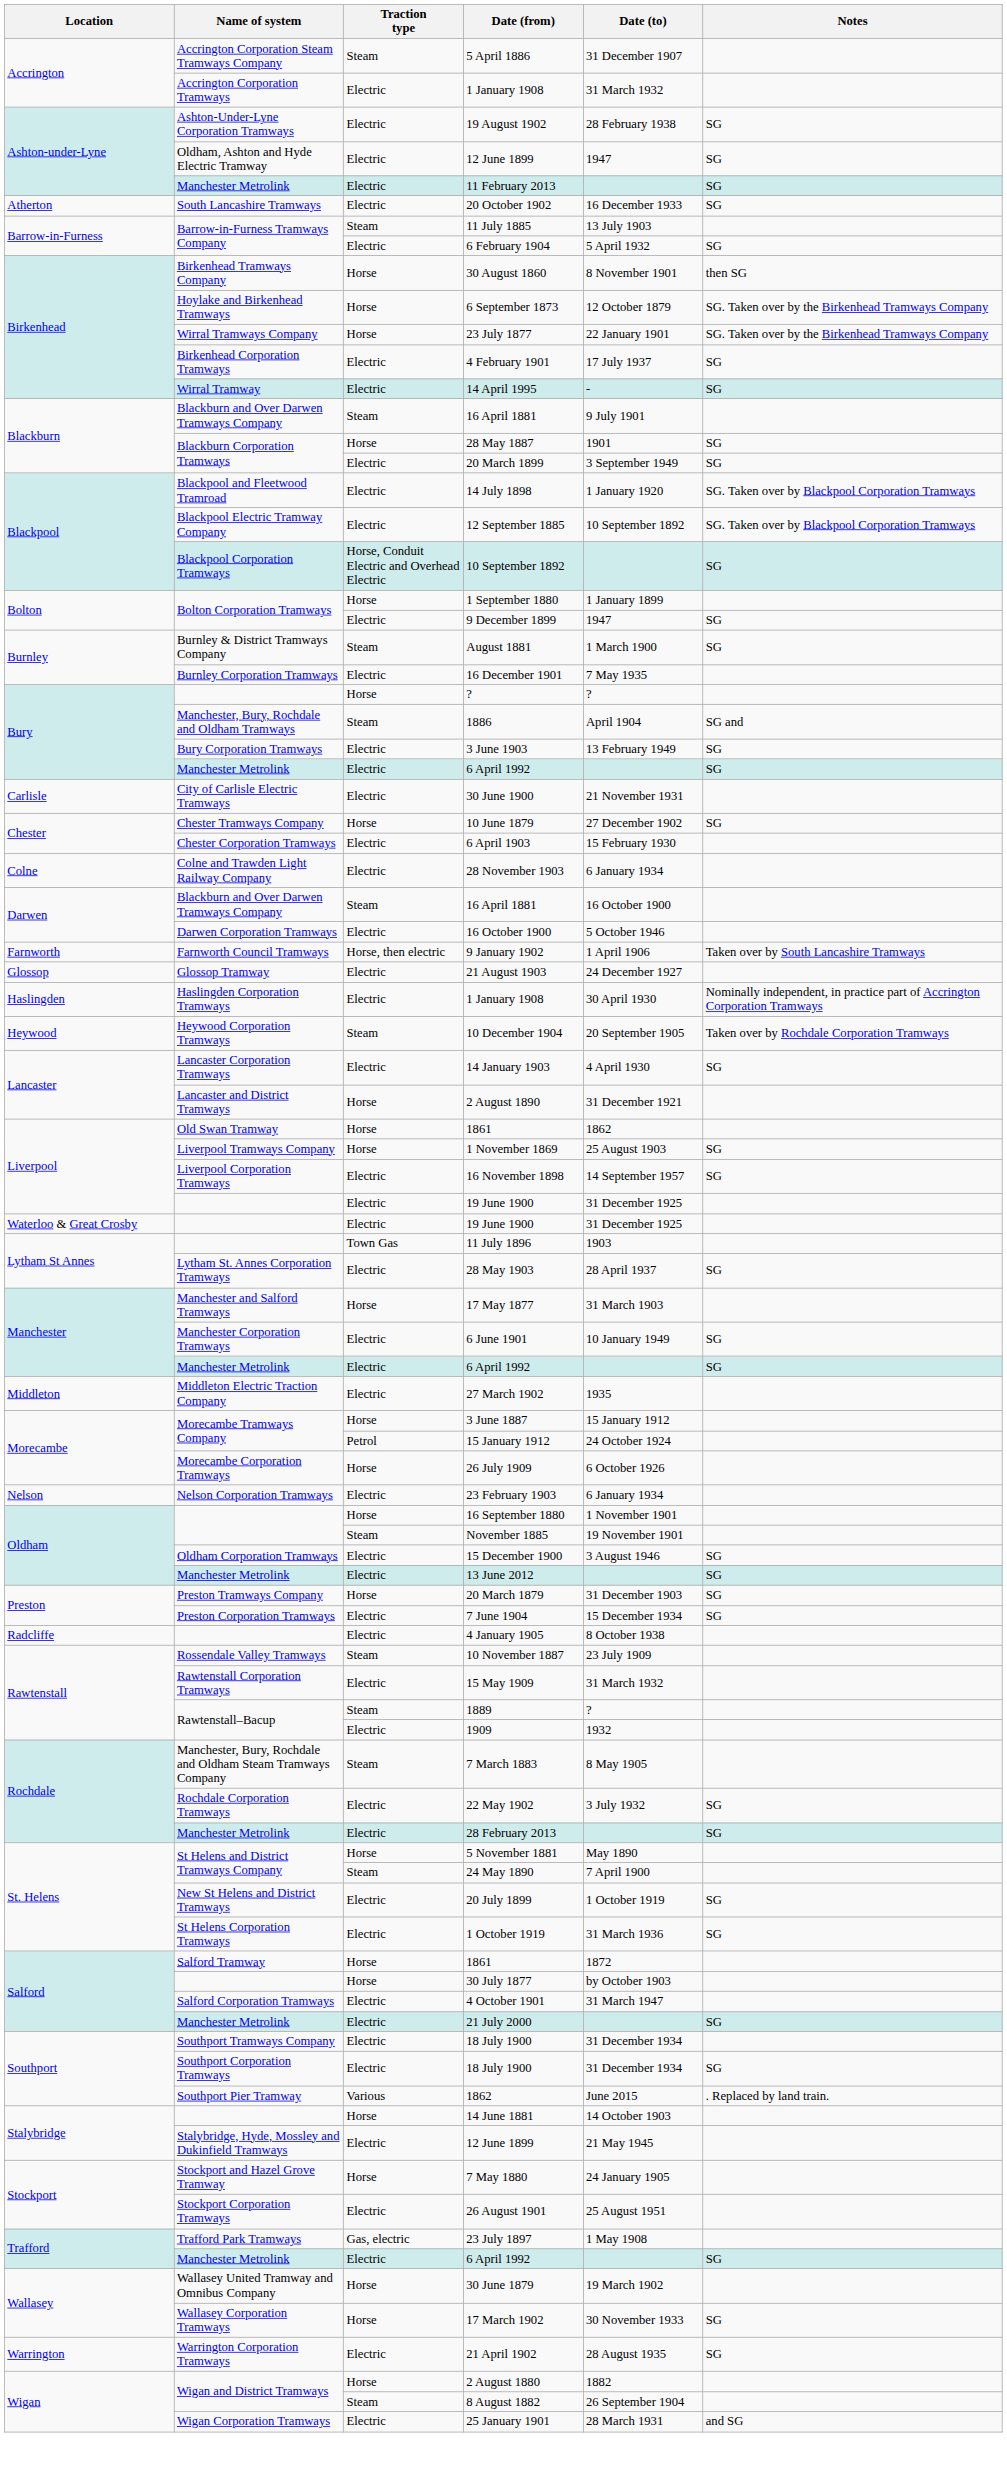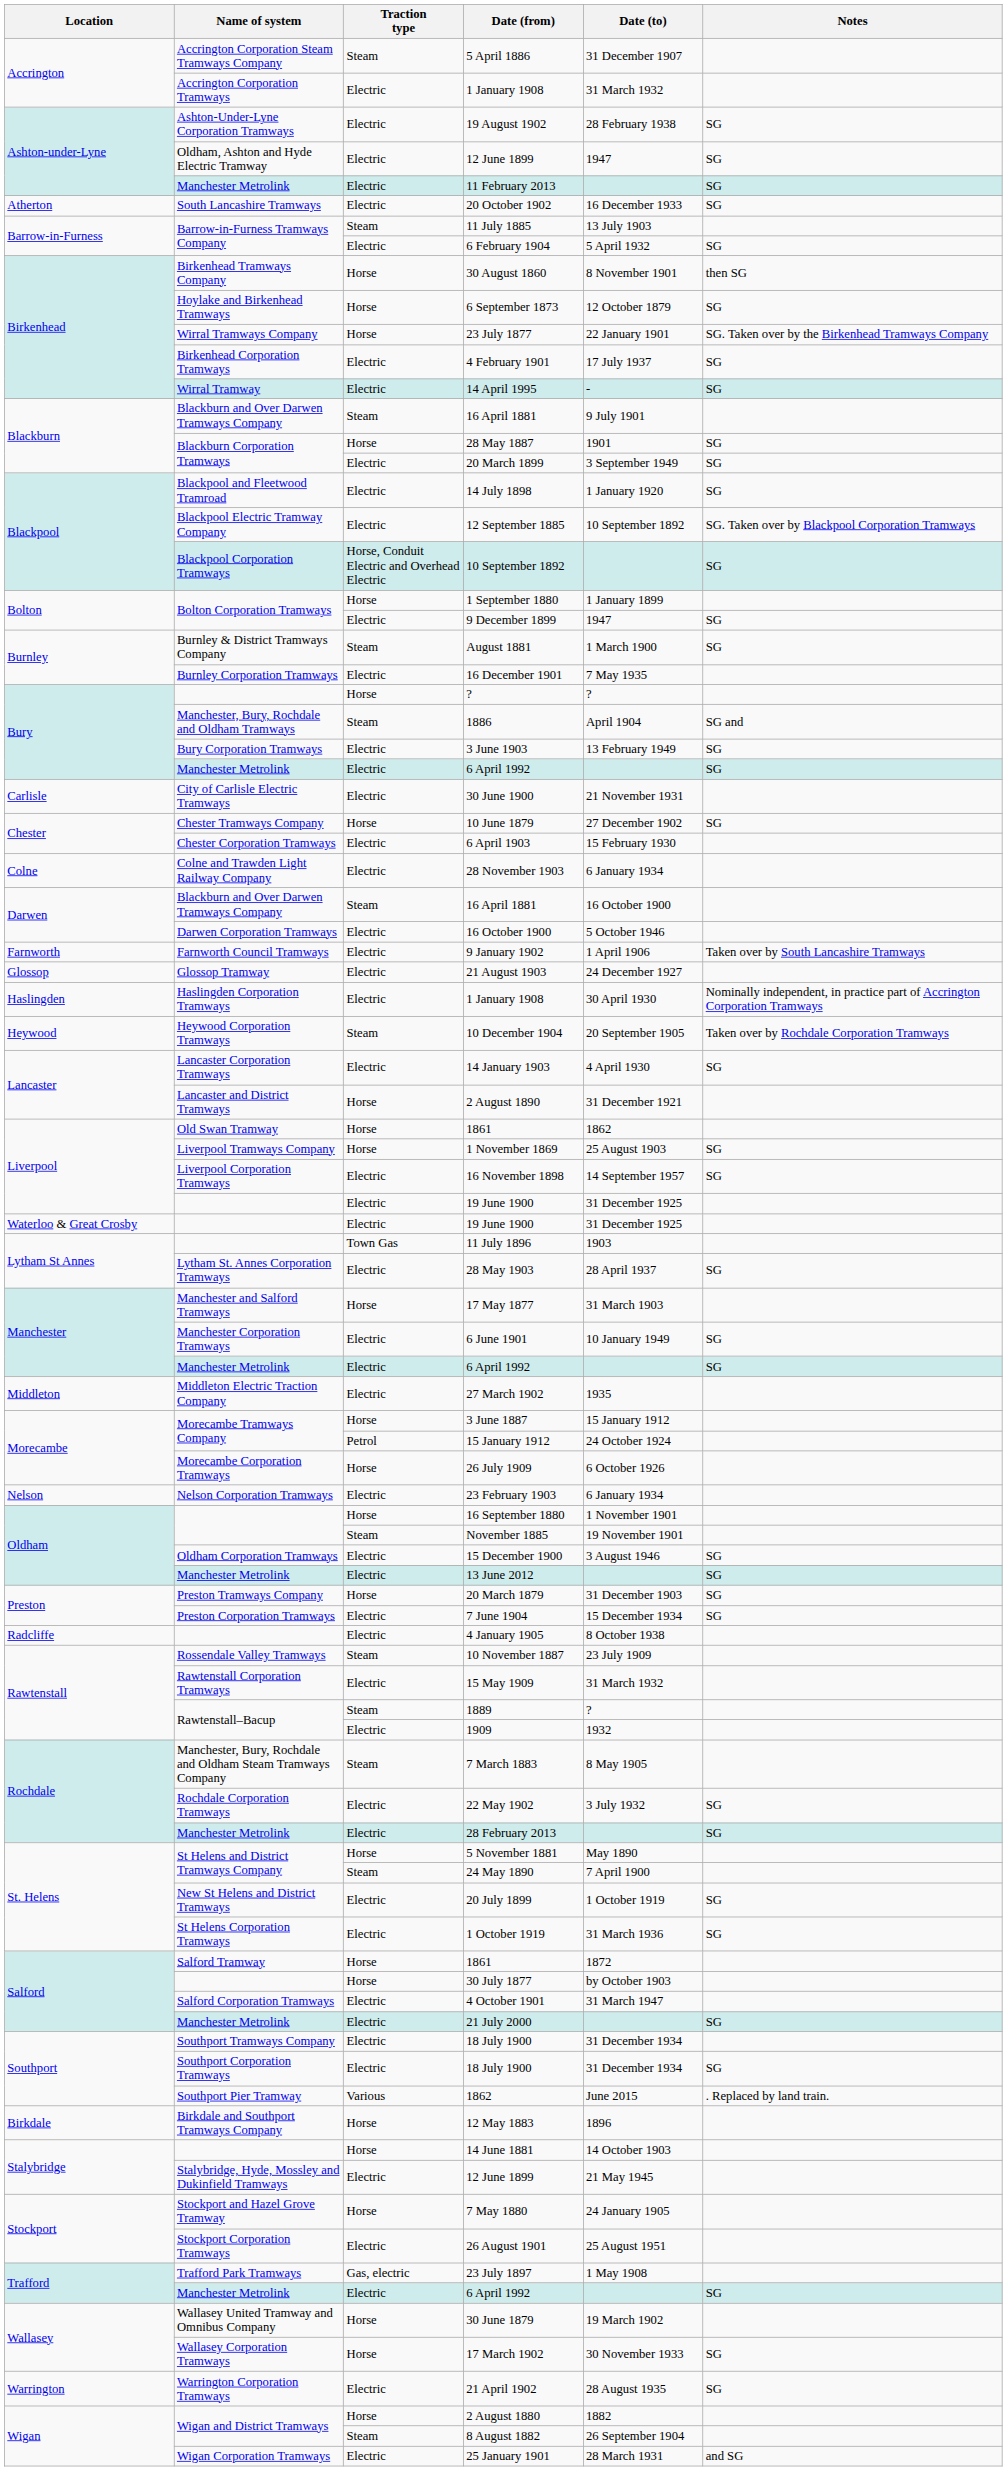(847, 307) SG. Taken over by the Birkenhead Tramways Company -> (714, 307) SG
(840, 490) SG. Taken over by Blackpool Corporation Tramways -> (714, 490) SG
(396, 952) Horse, then electric -> (366, 952) Electric
+ row: (29, 2123)
